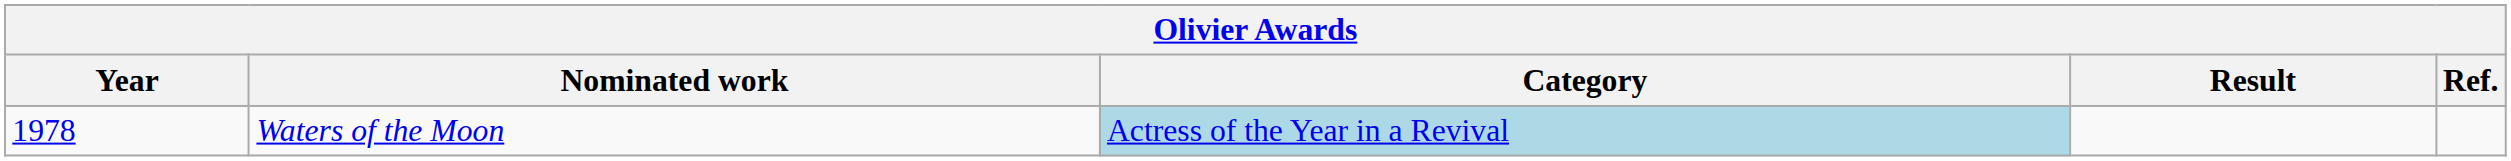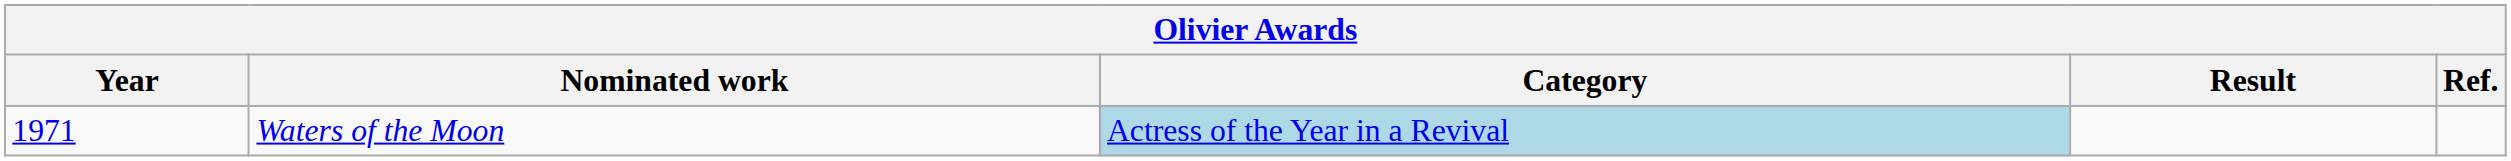(44, 130) 1978 -> (44, 130) 1971
